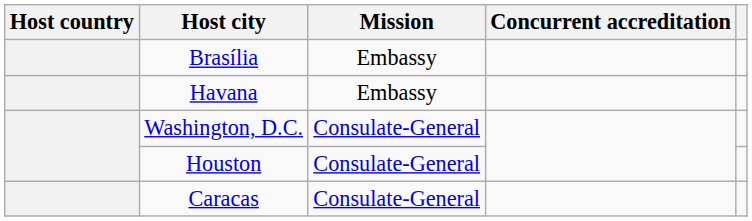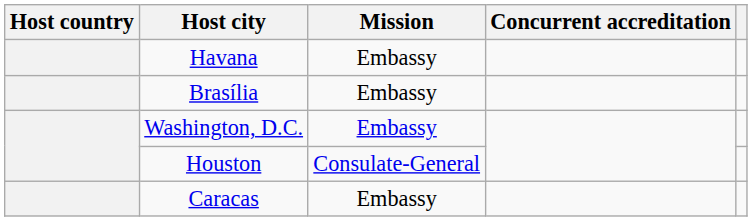rows swapped: (224, 57) <-> (224, 92)
(397, 127) Consulate-General -> (397, 127) Embassy
(397, 198) Consulate-General -> (397, 198) Embassy
